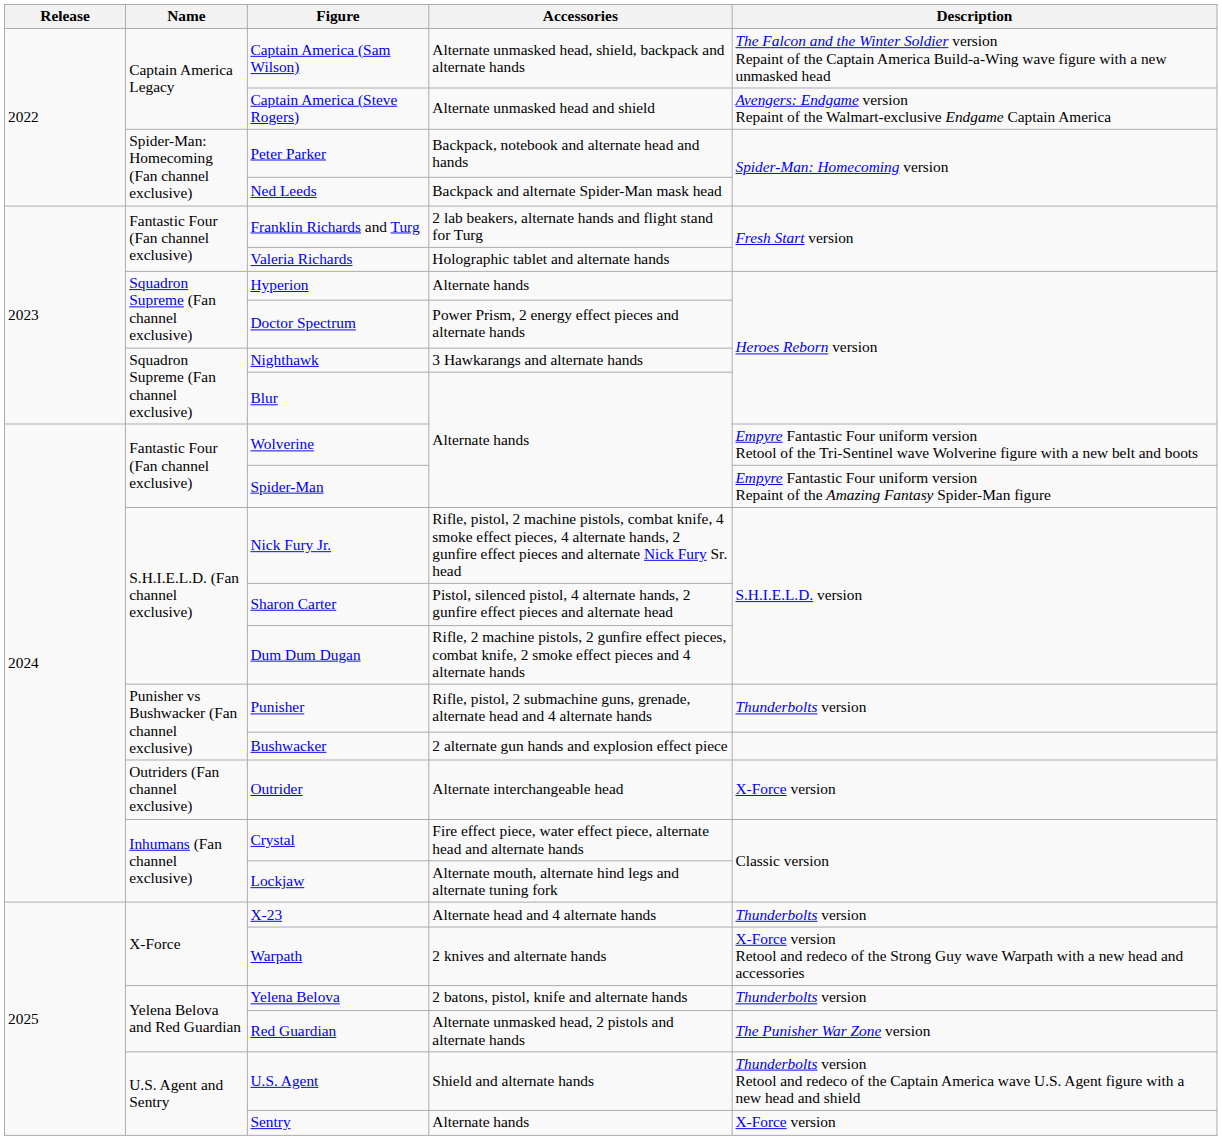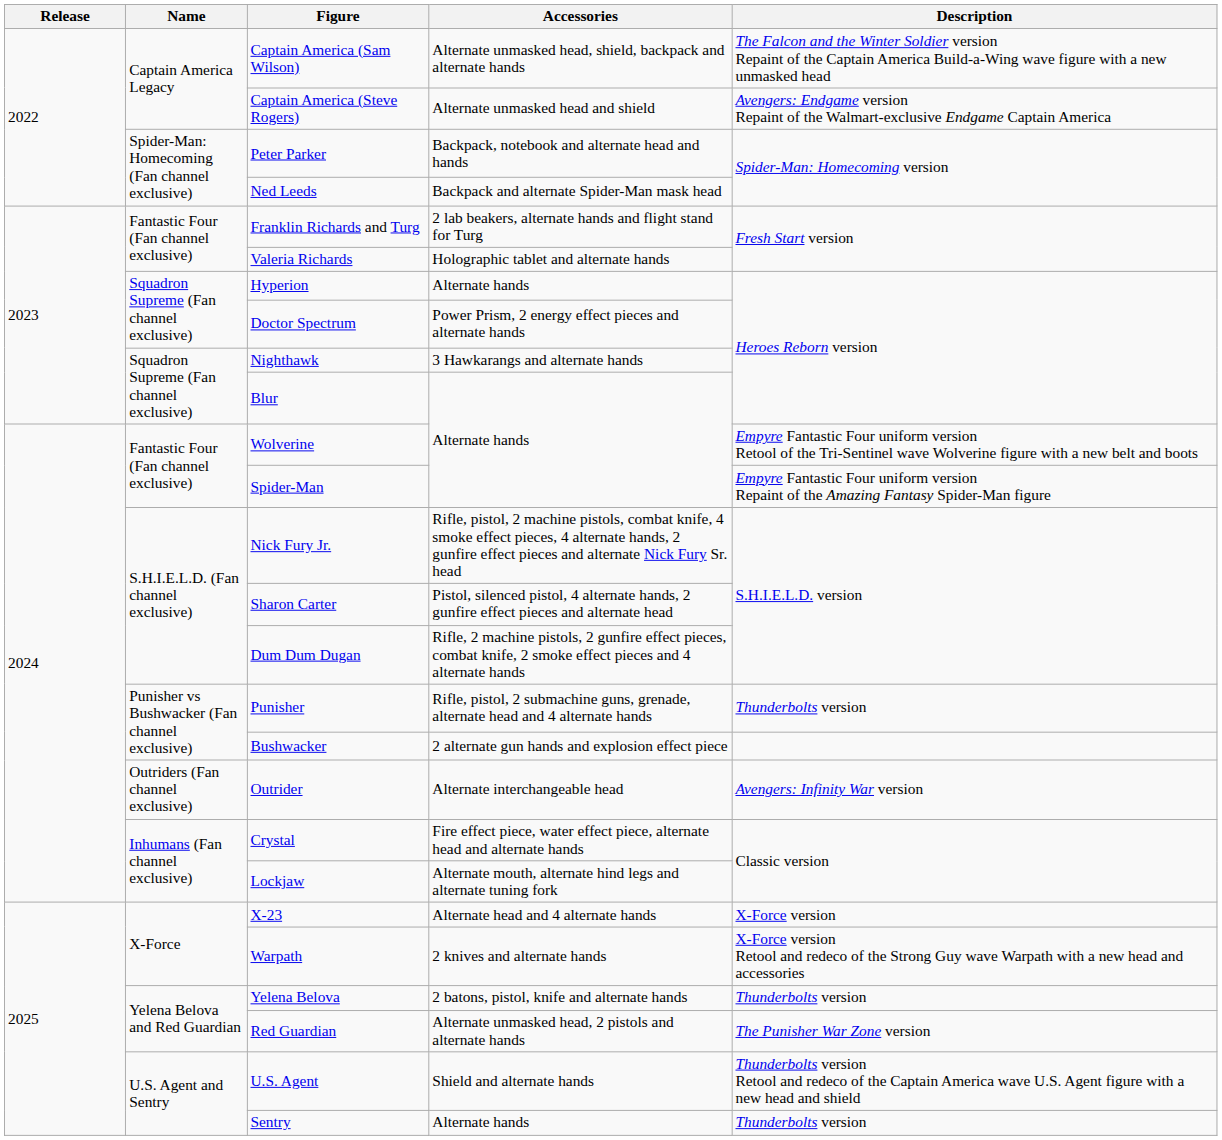(786, 789) X-Force version -> (829, 789) Avengers: Infinity War version
(801, 914) Thunderbolts version -> (786, 914) X-Force version
(786, 1122) X-Force version -> (801, 1122) Thunderbolts version
